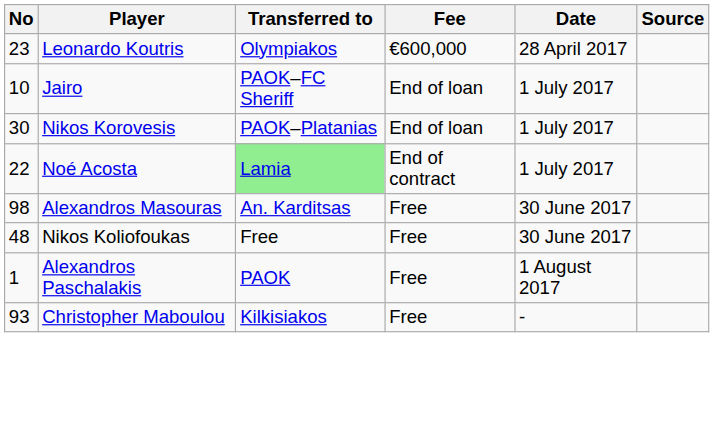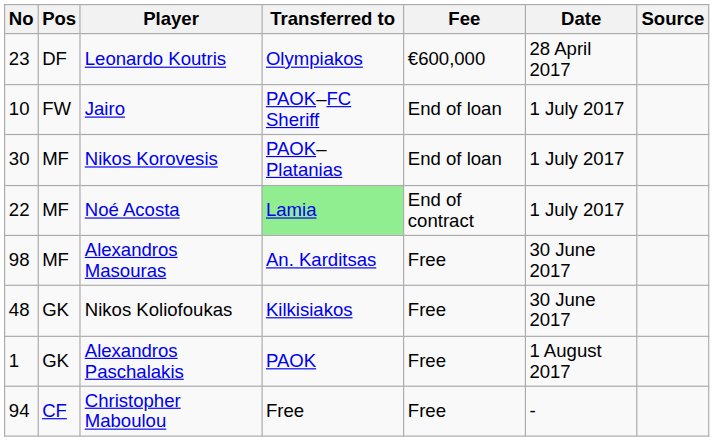+ column: (59, 19)
(259, 237) Free -> (309, 310) Kilkisiakos
(19, 317) 93 -> (19, 411) 94
(283, 317) Kilkisiakos -> (285, 411) Free
